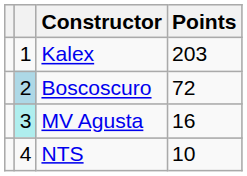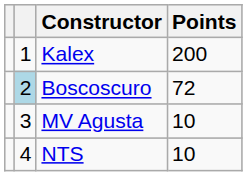(190, 54) 203 -> (190, 54) 200
(26, 121) paleturquoise background -> (26, 121) no background
(184, 121) 16 -> (184, 121) 10
